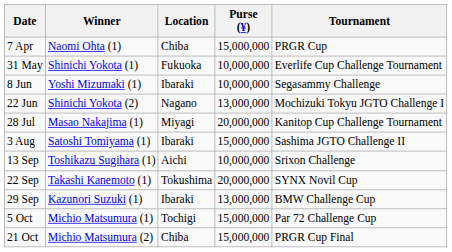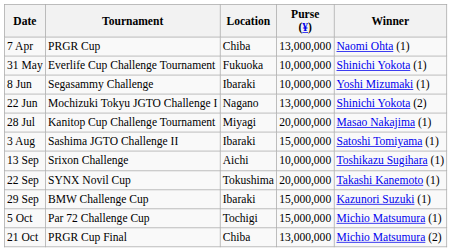columns swapped: (359, 21) <-> (102, 21)
(243, 46) 15,000,000 -> (305, 46) 13,000,000
(243, 199) 13,000,000 -> (305, 199) 15,000,000
(243, 237) 15,000,000 -> (305, 237) 13,000,000
